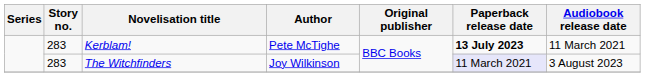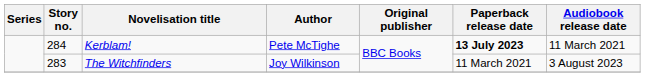(57, 44) 283 -> (57, 44) 284
(493, 63) lavender background -> (493, 63) no background
